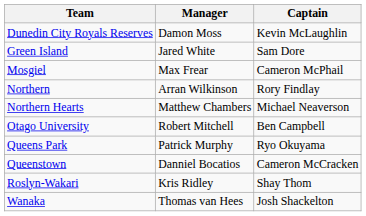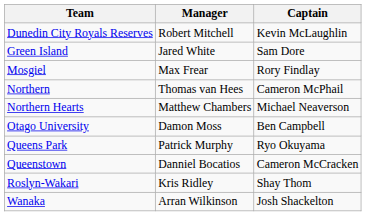(190, 32) Damon Moss -> (196, 32) Robert Mitchell
(300, 70) Cameron McPhail -> (288, 70) Rory Findlay
(198, 88) Arran Wilkinson -> (201, 88) Thomas van Hees
(288, 88) Rory Findlay -> (300, 88) Cameron McPhail
(196, 126) Robert Mitchell -> (190, 126) Damon Moss
(201, 201) Thomas van Hees -> (198, 201) Arran Wilkinson
